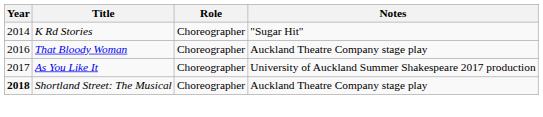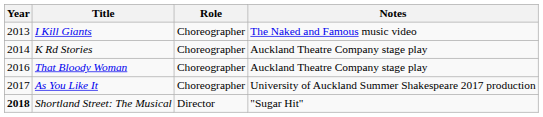+ row: (63, 31)
(277, 31) "Sugar Hit" -> (339, 49) Auckland Theatre Company stage play
(211, 85) Choreographer -> (196, 103) Director
(339, 85) Auckland Theatre Company stage play -> (277, 103) "Sugar Hit"
